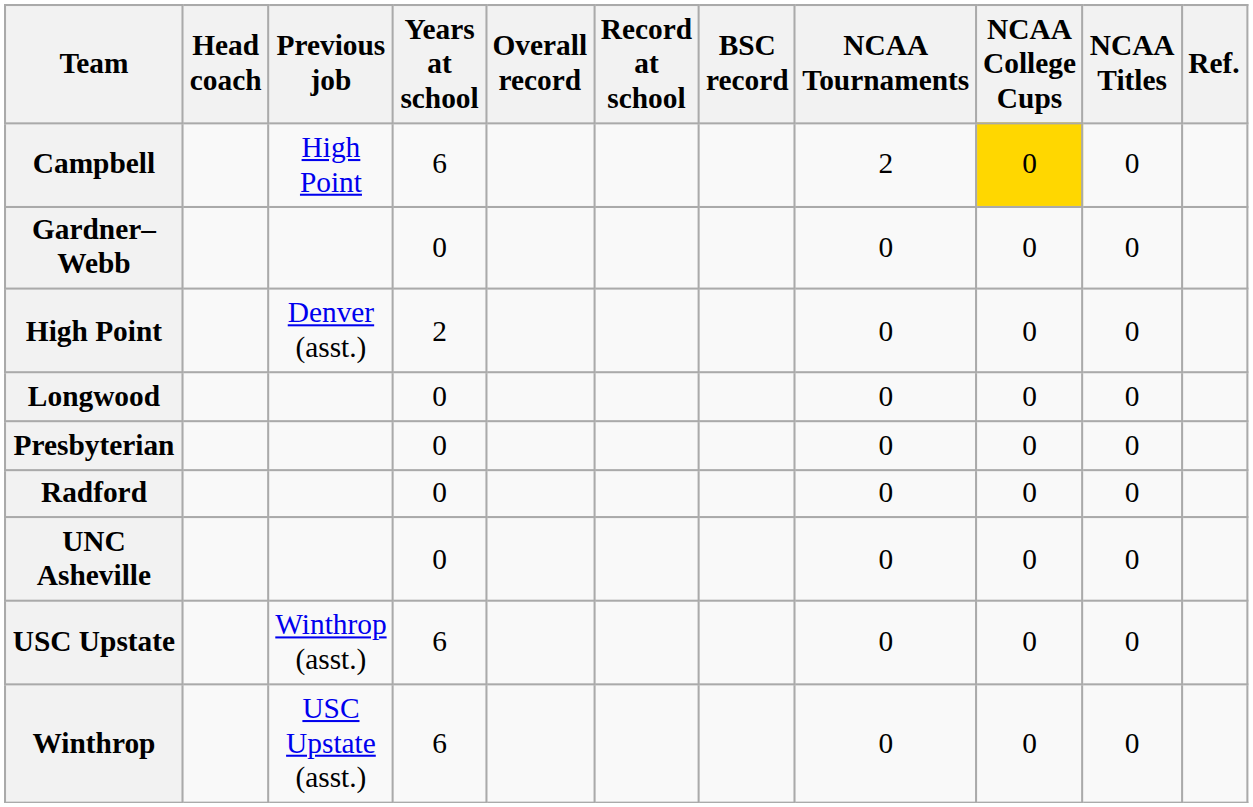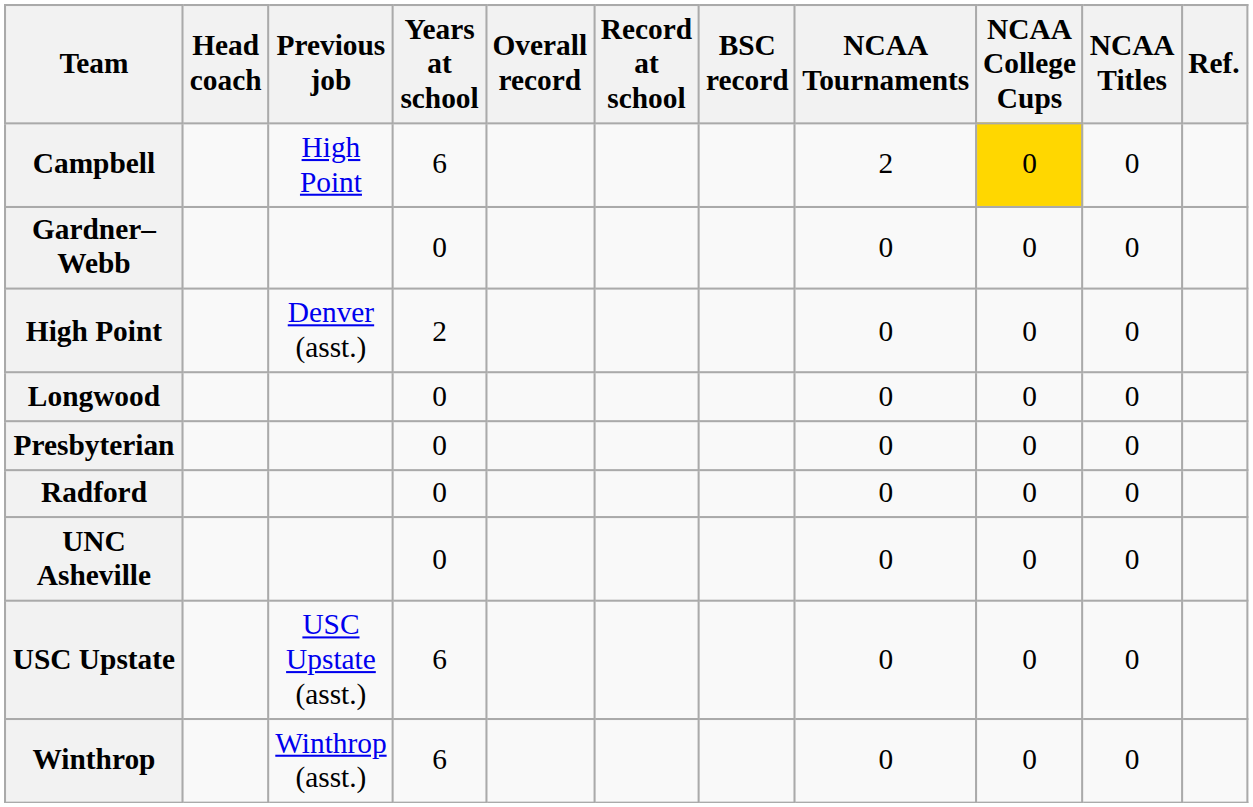(331, 642) Winthrop (asst.) -> (331, 659) USC Upstate (asst.)
(331, 742) USC Upstate (asst.) -> (331, 759) Winthrop (asst.)
